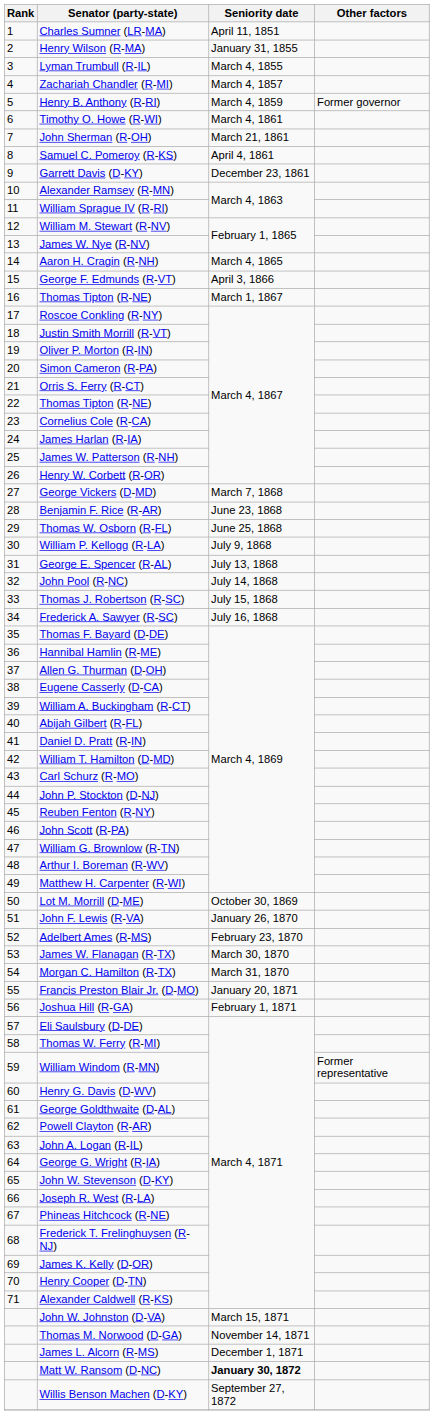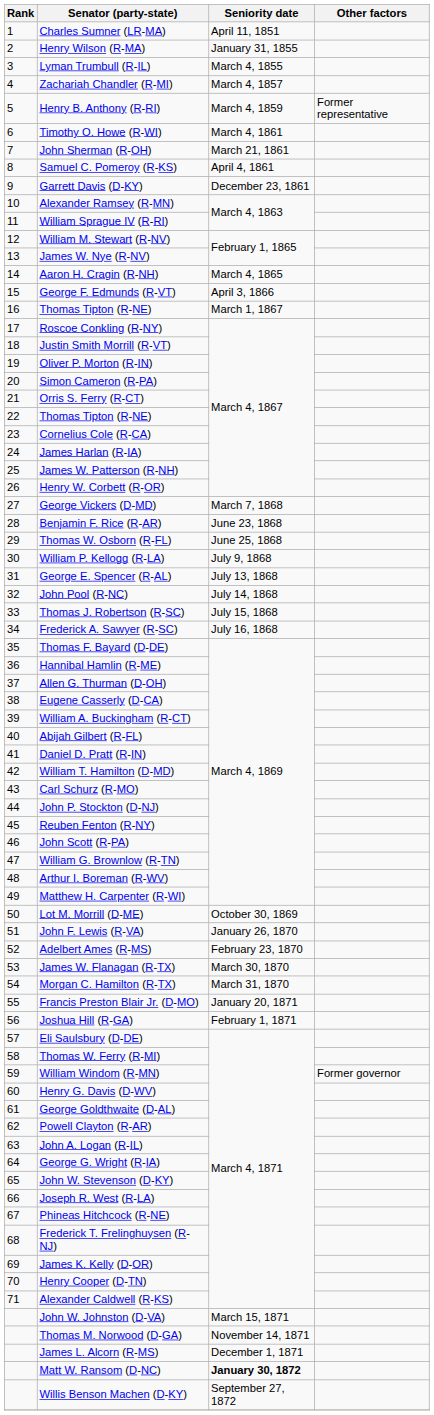(359, 102) Former governor -> (353, 108) Former representative
(353, 1067) Former representative -> (359, 1073) Former governor
